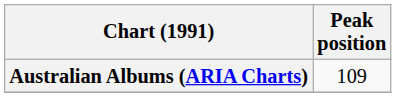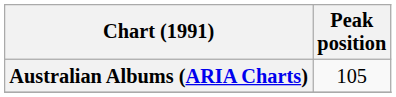(352, 75) 109 -> (352, 75) 105
